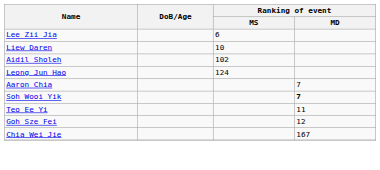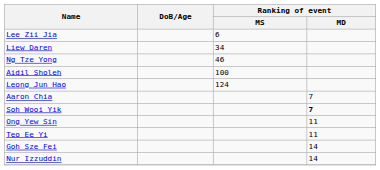(220, 48) 10 -> (220, 48) 34
+ row: (31, 60)
(222, 60) 102 -> (222, 73) 100
+ row: (31, 122)
(301, 122) 12 -> (313, 147) 14
+ row: (34, 159)
- row: (34, 134)
